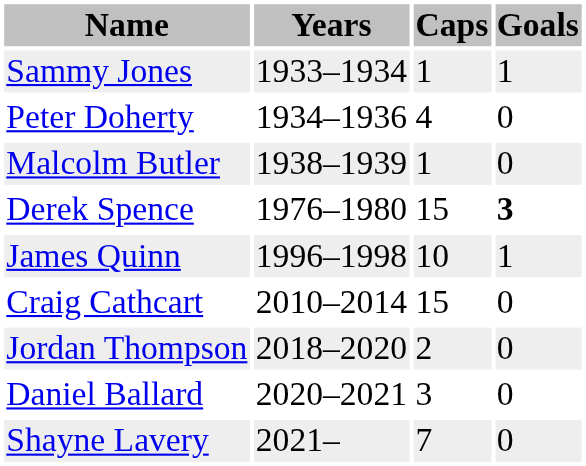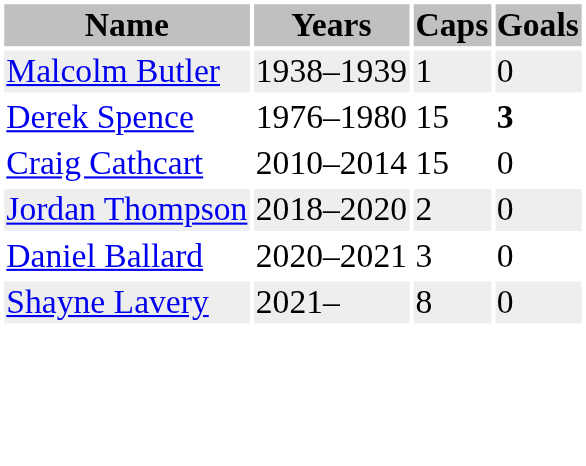- row: (99, 70)
- row: (100, 117)
- row: (94, 255)
(424, 440) 7 -> (424, 301) 8
